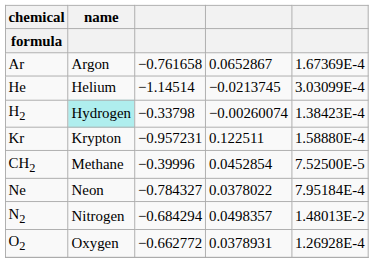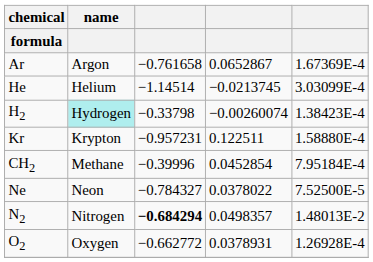(330, 164) 7.52500E-5 -> (330, 164) 7.95184E-4
(330, 190) 7.95184E-4 -> (330, 190) 7.52500E-5
(170, 215) normal -> (170, 215) bold
